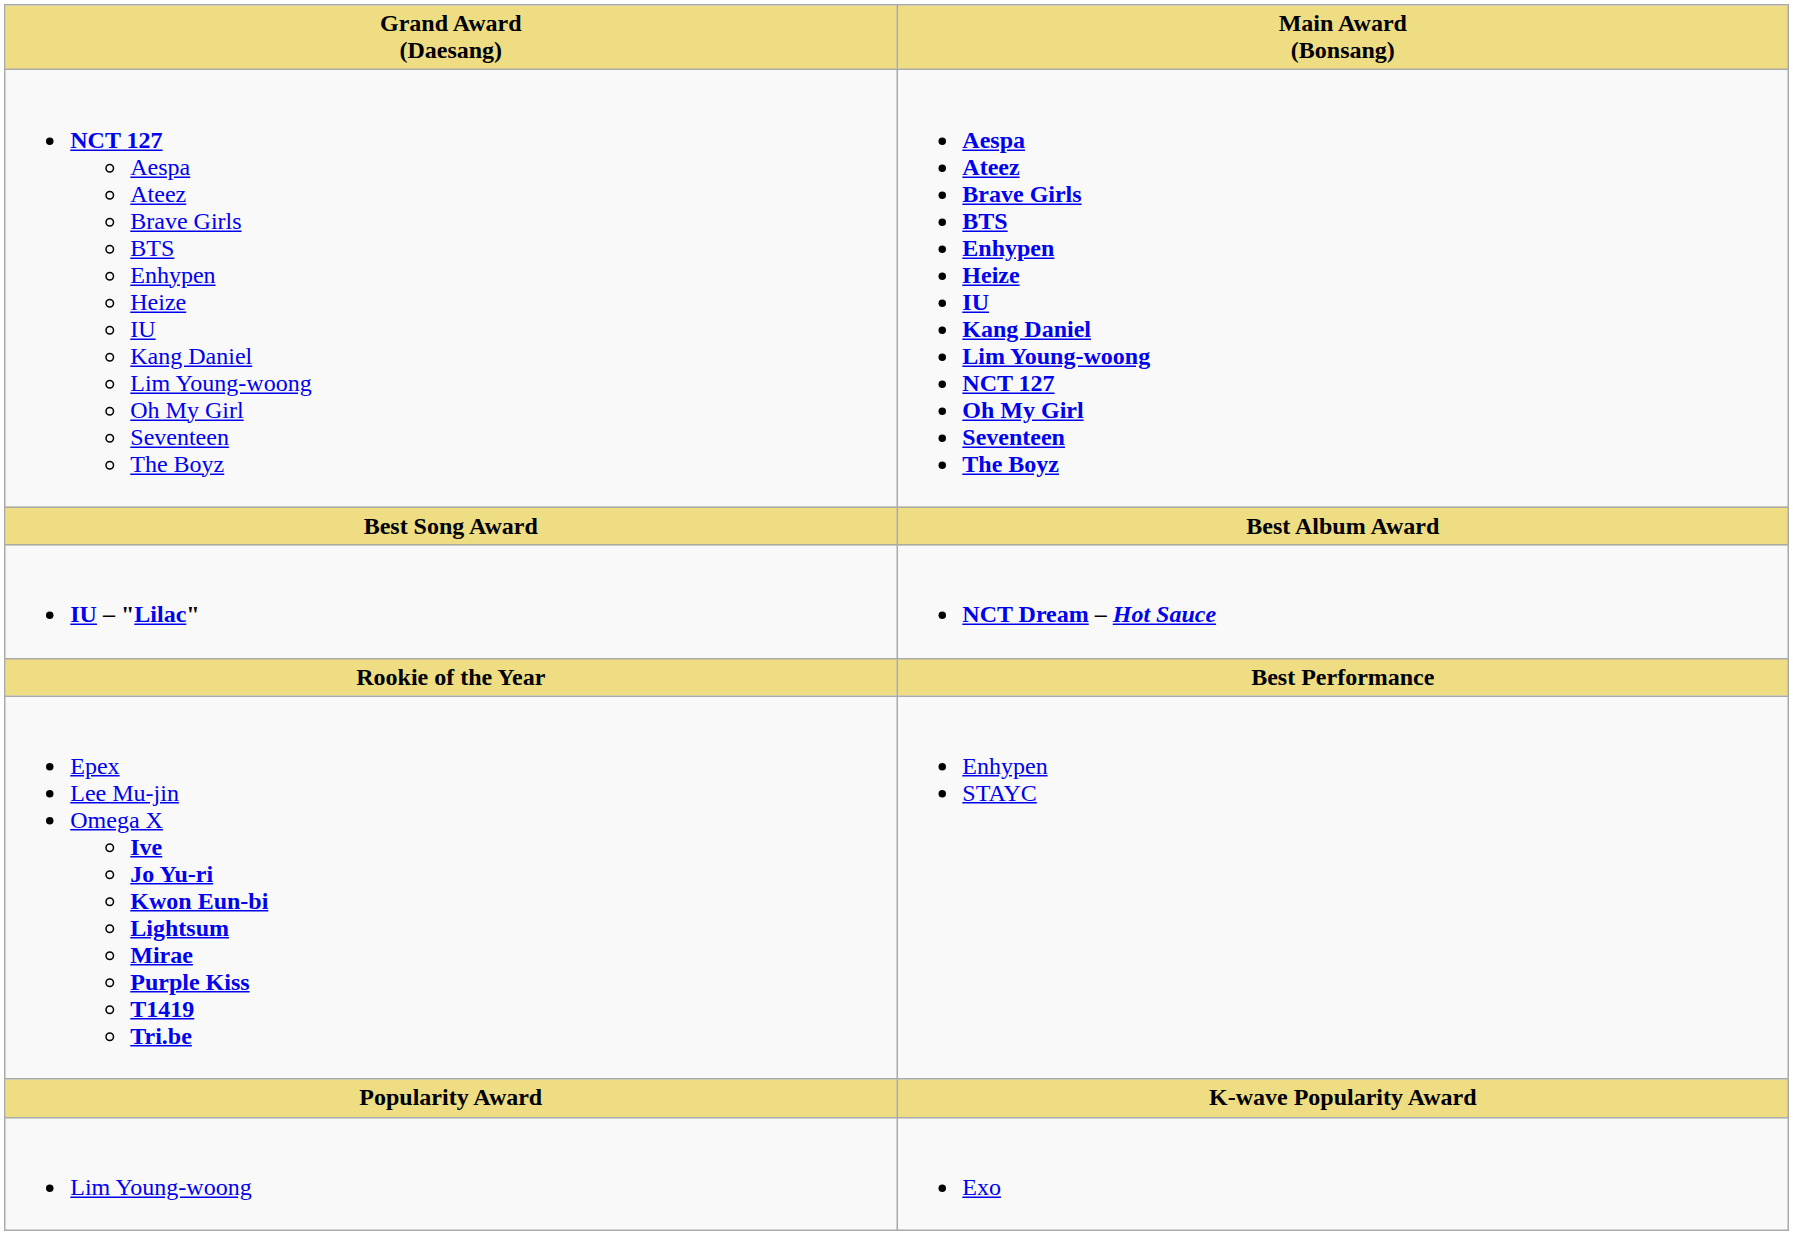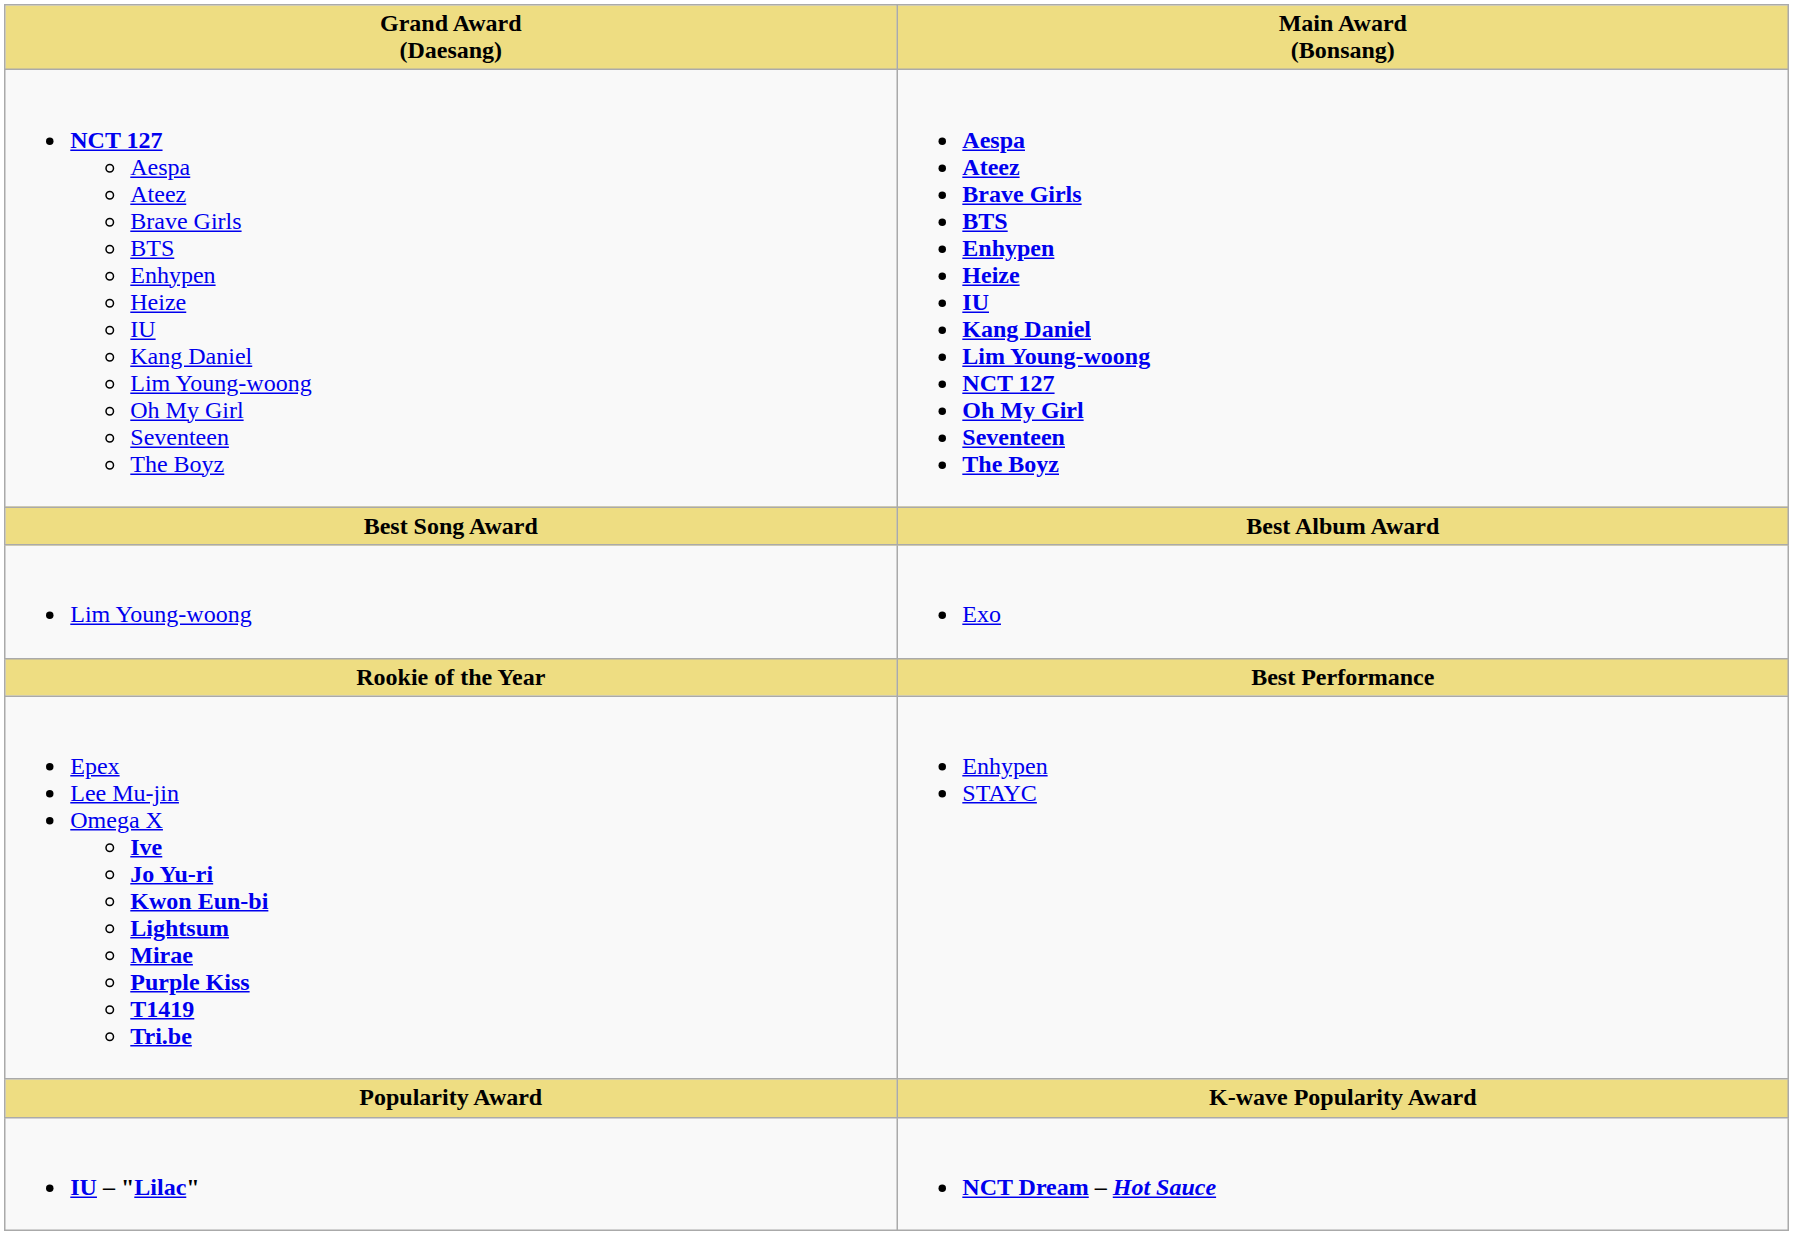rows swapped: (451, 615) <-> (451, 1187)
